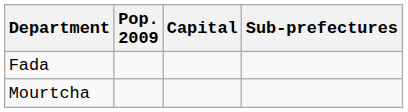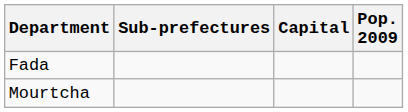columns swapped: (138, 28) <-> (322, 28)
